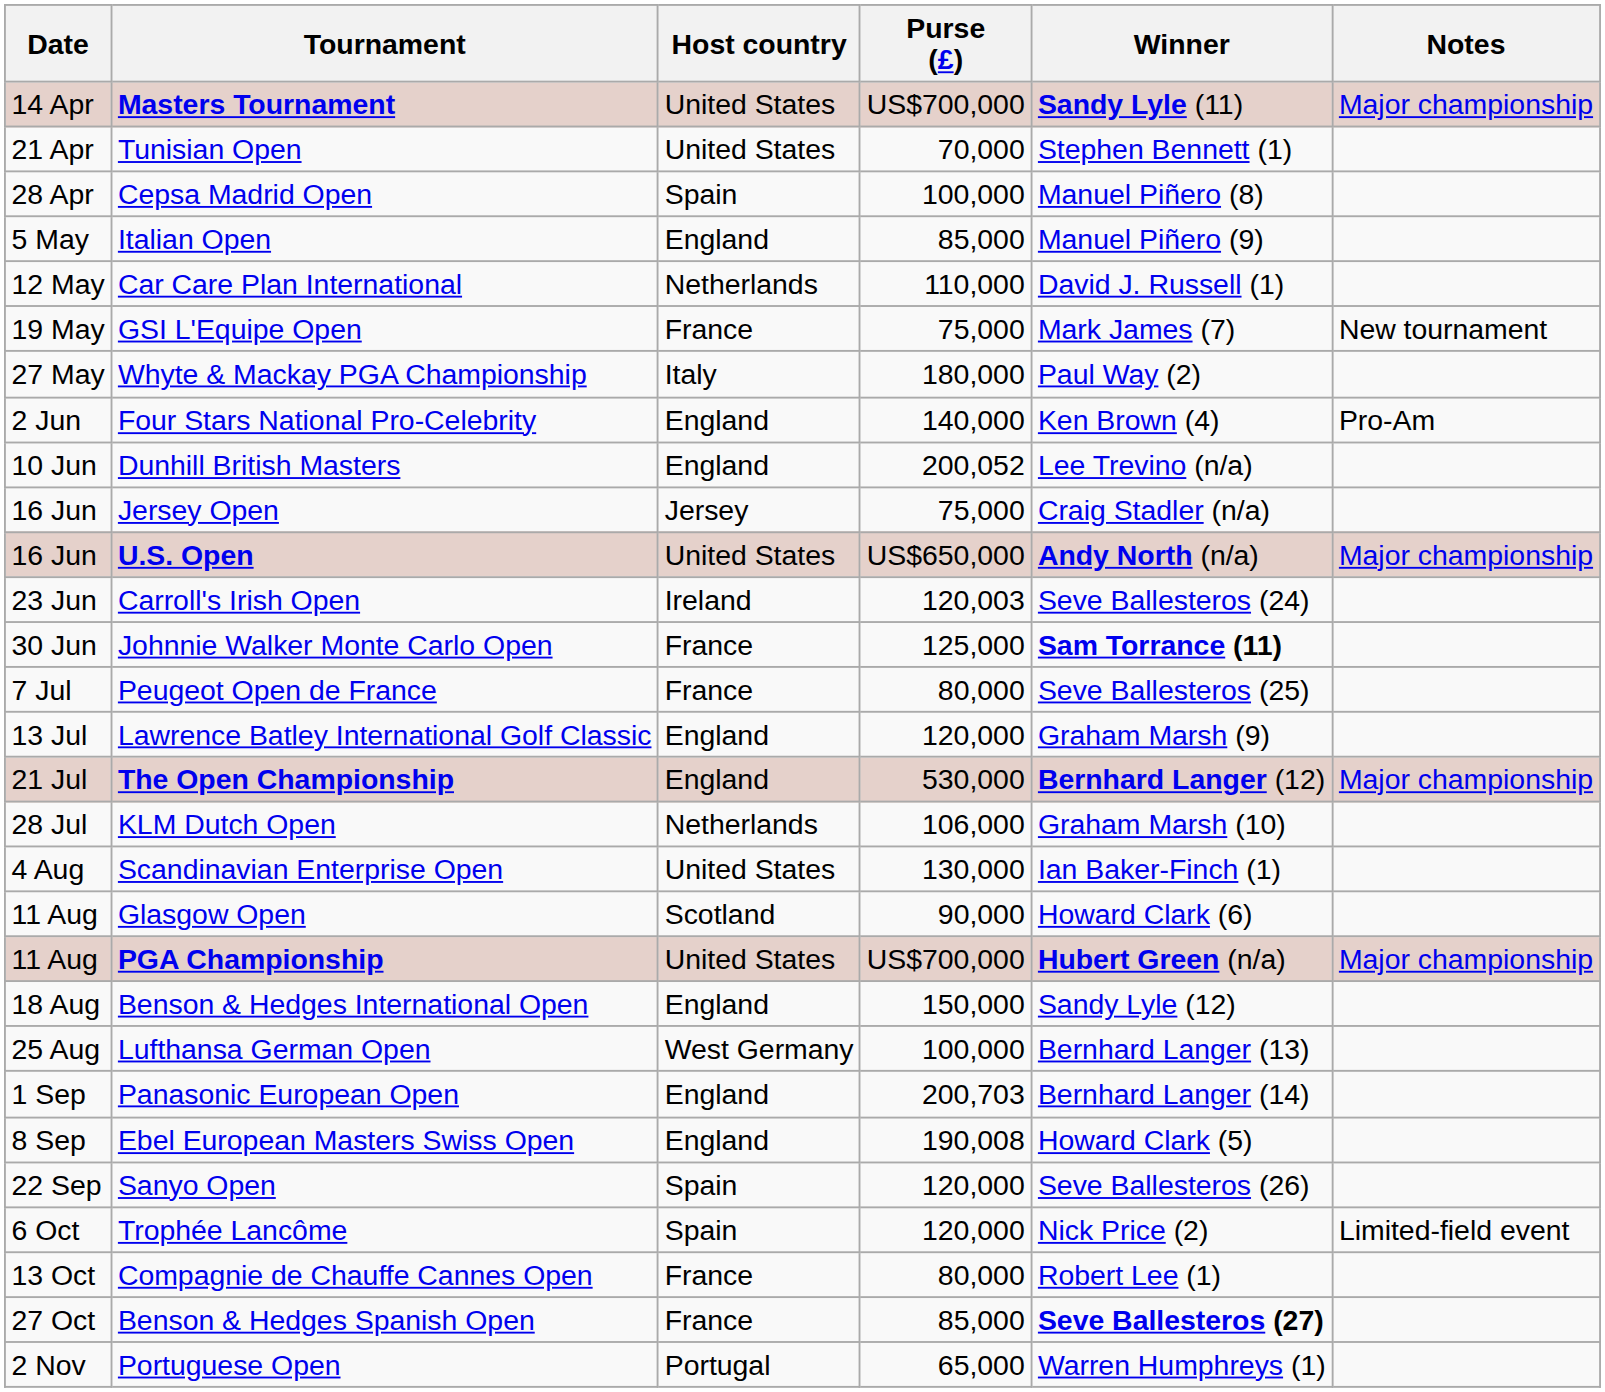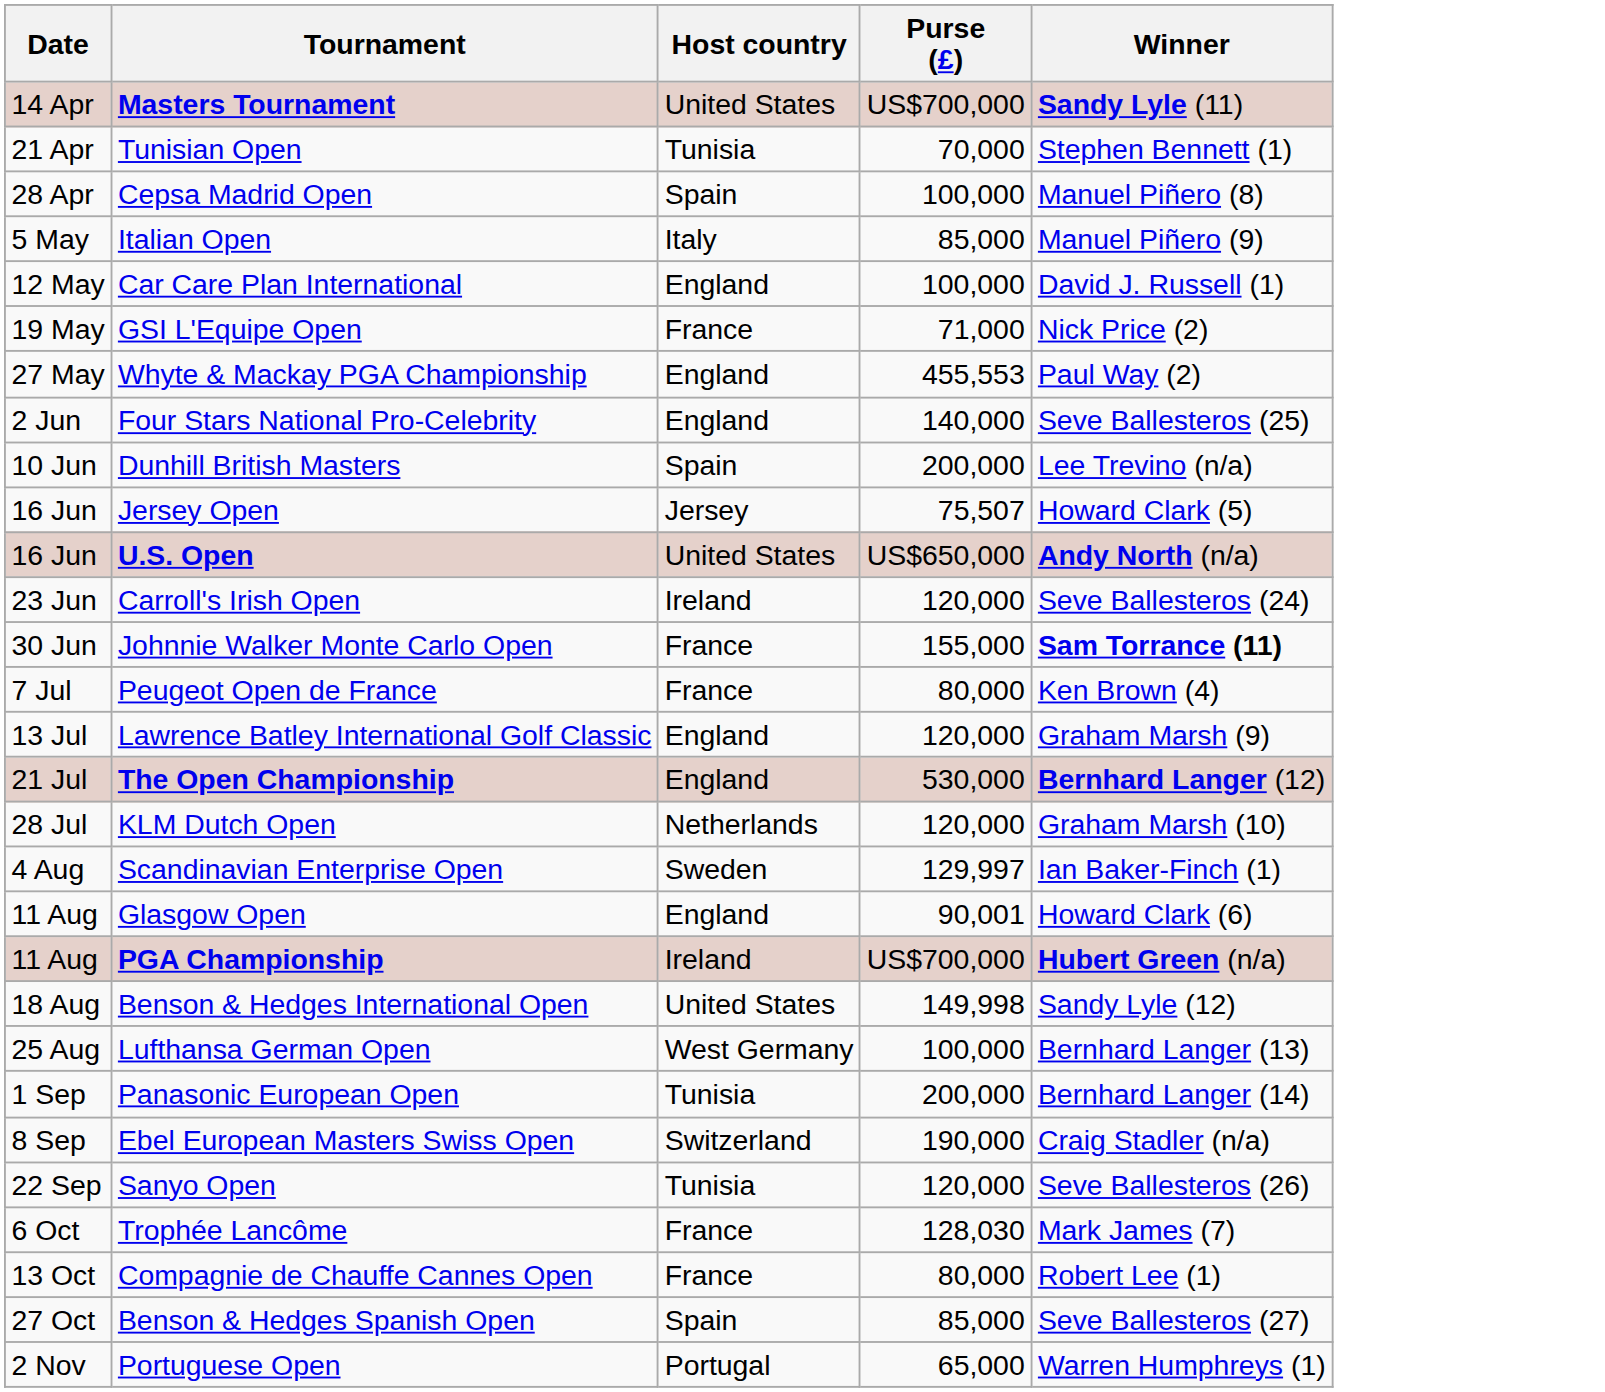- column: (1466, 44)
(750, 149) United States -> (710, 149) Tunisia
(717, 239) England -> (691, 239) Italy
(741, 284) Netherlands -> (717, 284) England
(974, 284) 110,000 -> (973, 284) 100,000
(981, 329) 75,000 -> (981, 329) 71,000
(1137, 329) Mark James (7) -> (1123, 329) Nick Price (2)
(691, 374) Italy -> (717, 374) England
(973, 374) 180,000 -> (973, 374) 455,553
(1129, 419) Ken Brown (4) -> (1174, 419) Seve Ballesteros (25)
(717, 464) England -> (701, 464) Spain
(973, 464) 200,052 -> (973, 464) 200,000
(981, 509) 75,000 -> (981, 509) 75,507
(1154, 509) Craig Stadler (n/a) -> (1145, 509) Howard Clark (5)
(973, 599) 120,003 -> (973, 599) 120,000
(973, 644) 125,000 -> (973, 644) 155,000
(1174, 689) Seve Ballesteros (25) -> (1129, 689) Ken Brown (4)
(973, 824) 106,000 -> (973, 824) 120,000
(750, 869) United States -> (716, 869) Sweden
(973, 869) 130,000 -> (973, 869) 129,997
(720, 914) Scotland -> (717, 914) England
(981, 914) 90,000 -> (981, 914) 90,001
(750, 959) United States -> (708, 959) Ireland
(717, 1004) England -> (750, 1004) United States
(973, 1004) 150,000 -> (973, 1004) 149,998
(717, 1094) England -> (710, 1094) Tunisia
(973, 1094) 200,703 -> (973, 1094) 200,000
(717, 1139) England -> (738, 1139) Switzerland
(973, 1139) 190,008 -> (973, 1139) 190,000
(1145, 1139) Howard Clark (5) -> (1154, 1139) Craig Stadler (n/a)
(701, 1184) Spain -> (710, 1184) Tunisia
(701, 1229) Spain -> (709, 1229) France
(973, 1229) 120,000 -> (973, 1229) 128,030
(1123, 1229) Nick Price (2) -> (1137, 1229) Mark James (7)
(709, 1319) France -> (701, 1319) Spain
(1181, 1319) bold -> (1174, 1319) normal
